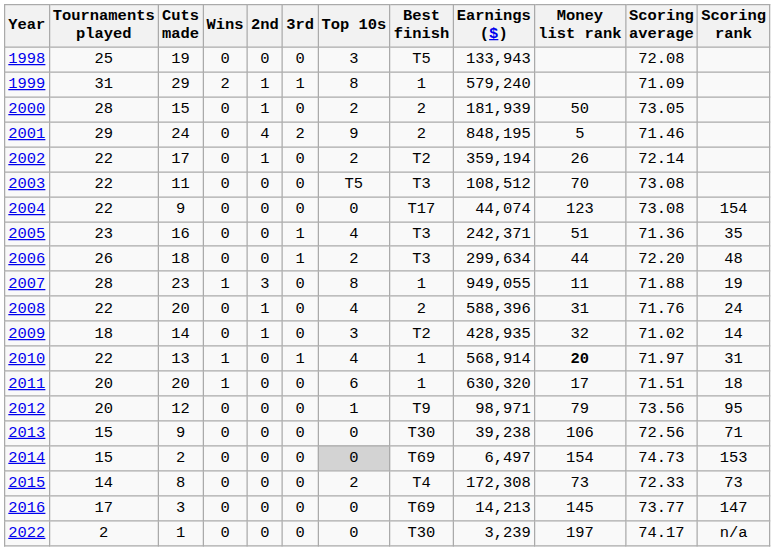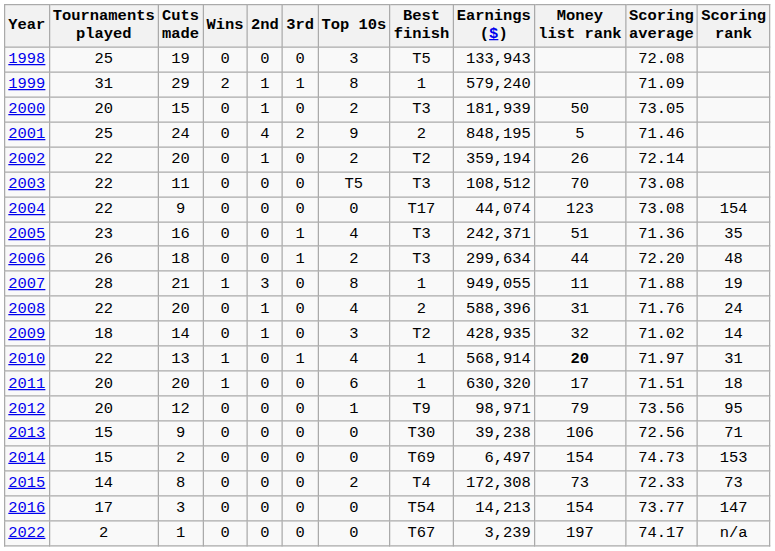(104, 110) 28 -> (104, 110) 20
(421, 110) 2 -> (421, 110) T3
(104, 135) 29 -> (104, 135) 25
(181, 160) 17 -> (181, 160) 20
(181, 284) 23 -> (181, 284) 21
(354, 459) lightgrey background -> (354, 459) no background
(421, 508) T69 -> (421, 508) T54
(580, 508) 145 -> (580, 508) 154
(421, 533) T30 -> (421, 533) T67
